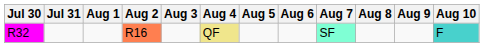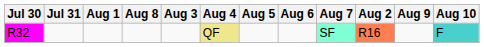columns swapped: (142, 14) <-> (375, 14)
